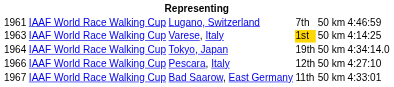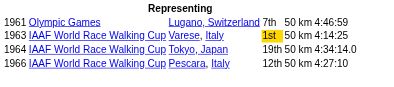(97, 22) IAAF World Race Walking Cup -> (65, 22) Olympic Games
- row: (231, 78)
